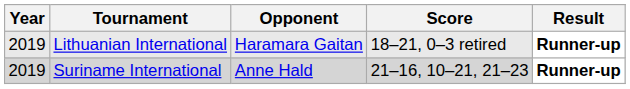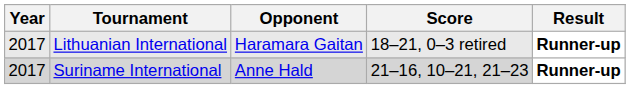(27, 45) 2019 -> (27, 45) 2017
(27, 71) 2019 -> (27, 71) 2017
